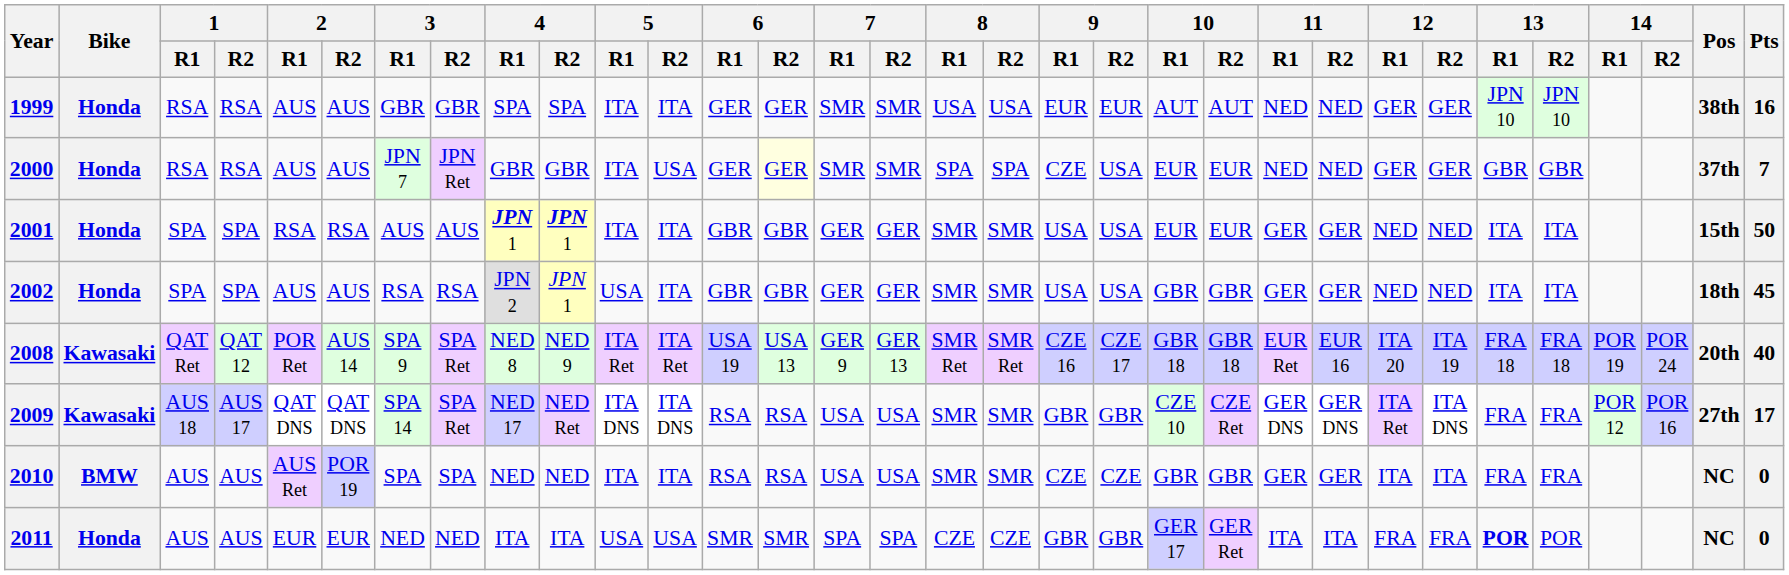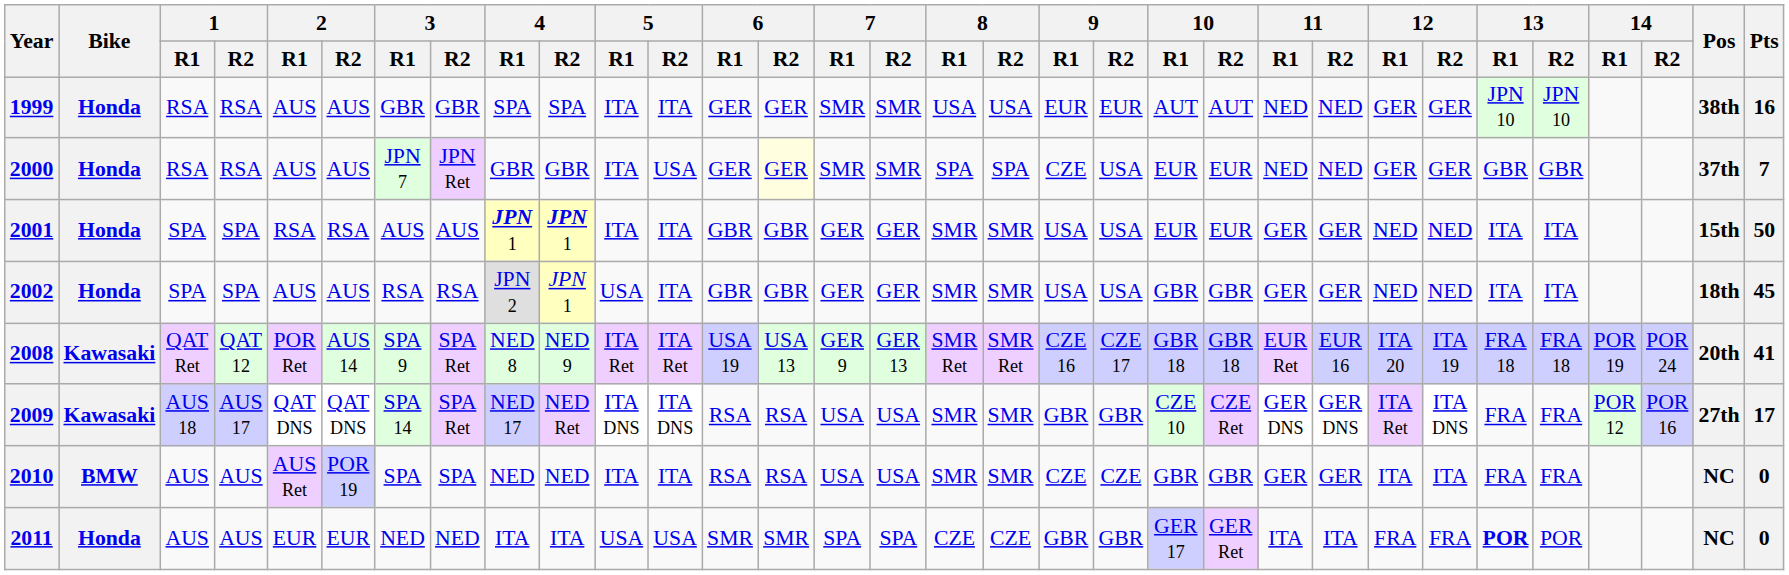(1764, 353) 40 -> (1764, 353) 41
